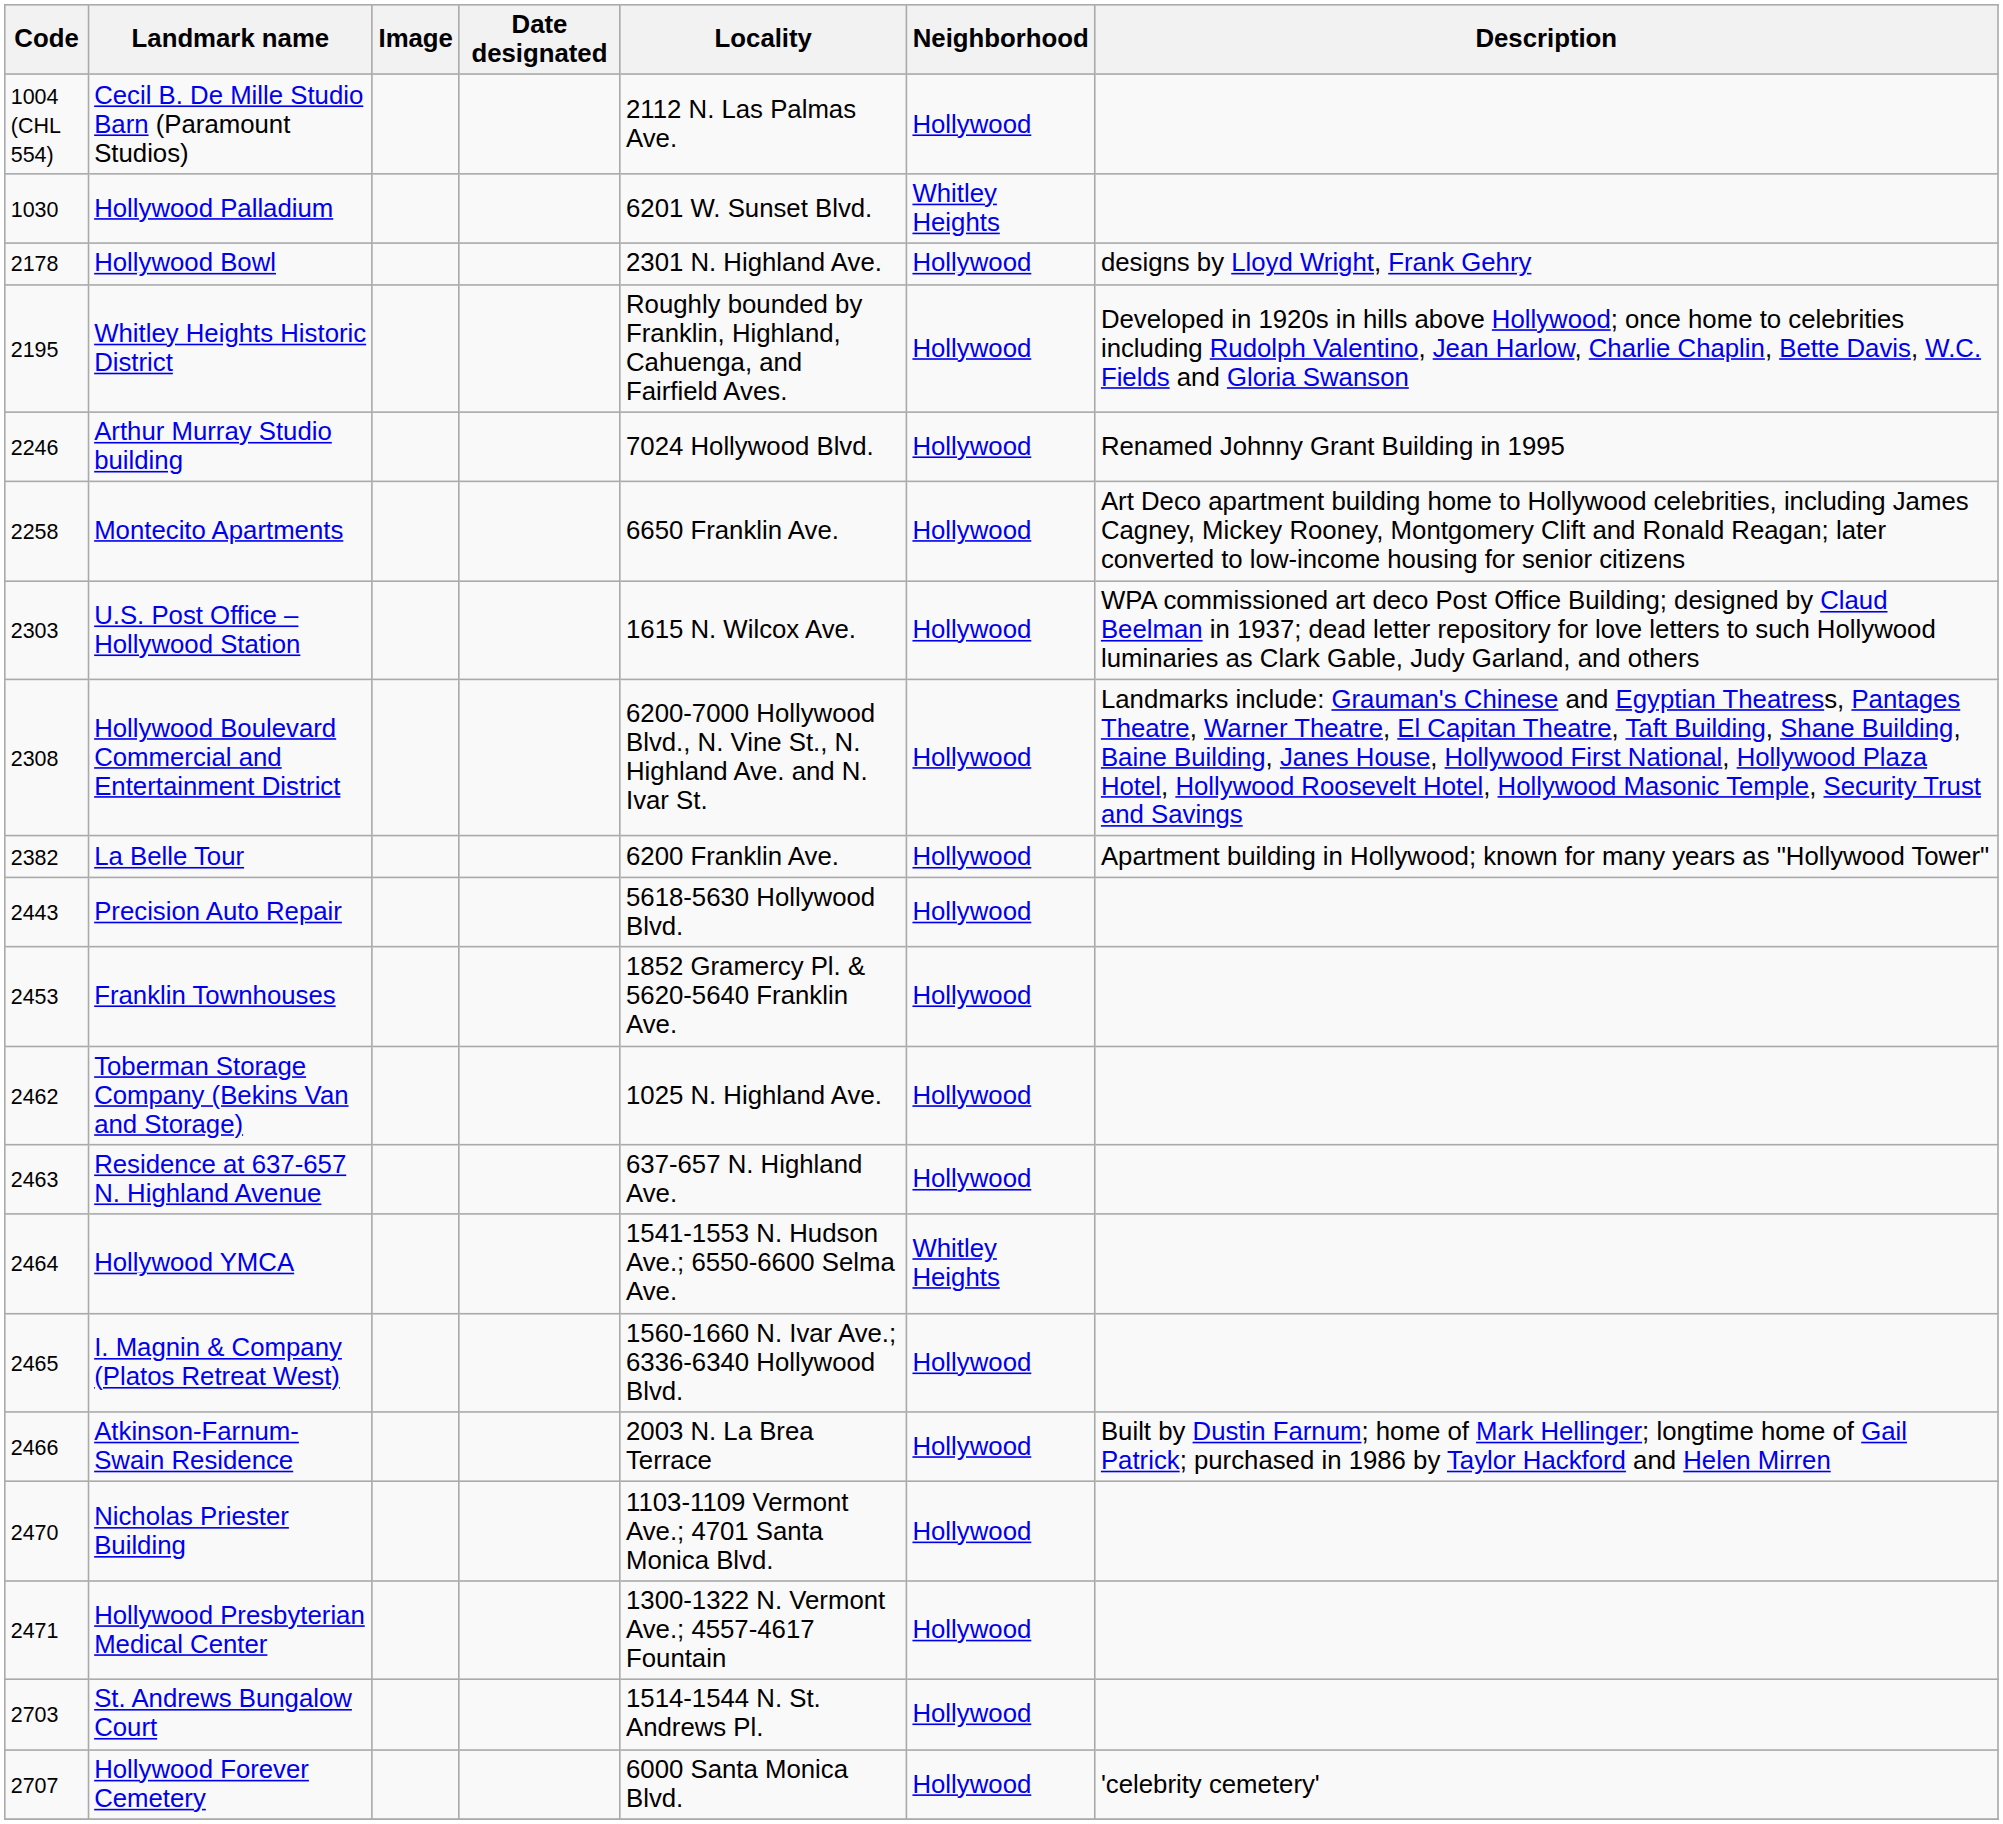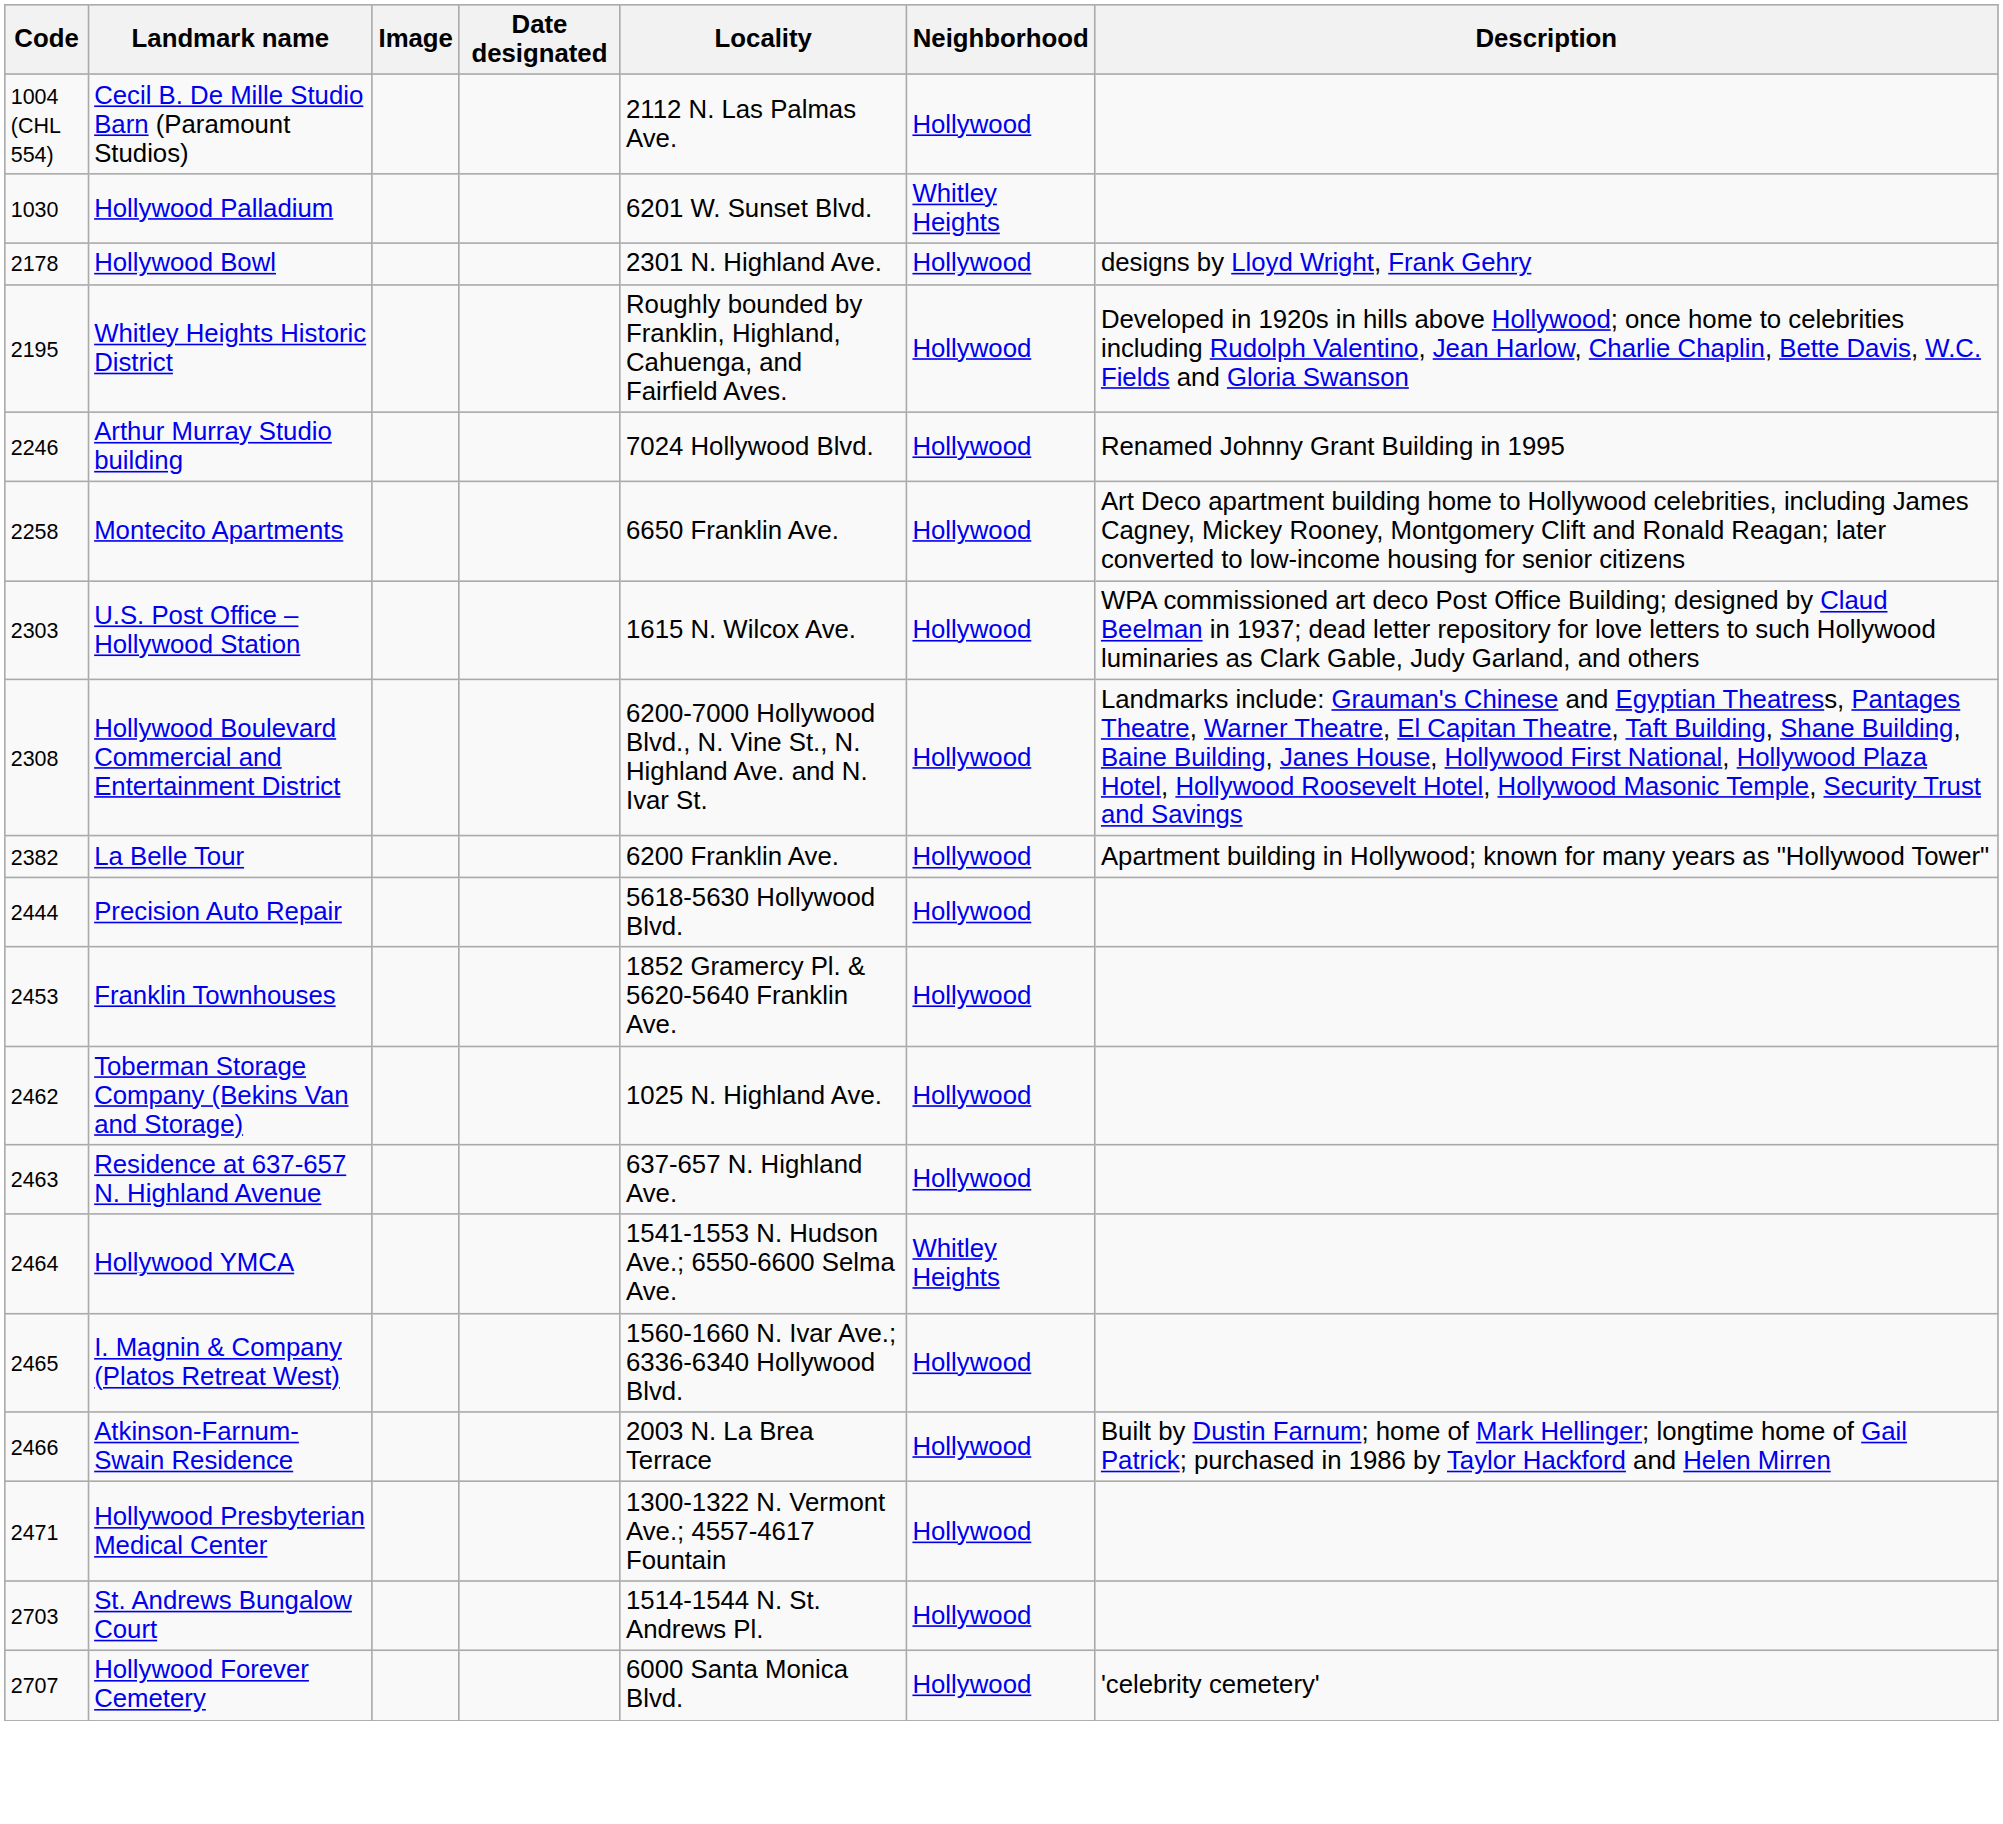(35, 913) 2443 -> (35, 913) 2444
- row: (192, 1530)
